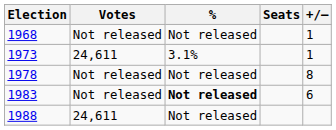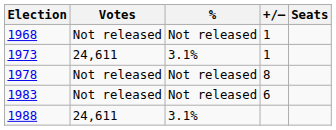columns swapped: (282, 15) <-> (317, 15)
(213, 95) bold -> (213, 95) normal
(213, 115) Not released -> (183, 115) 3.1%
